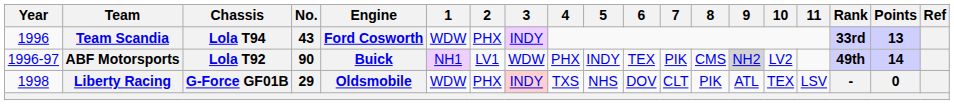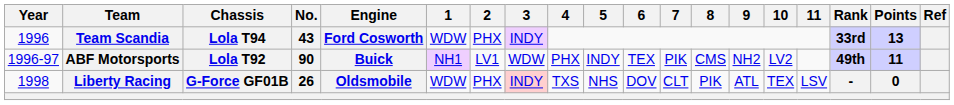(746, 60) lightgrey background -> (746, 60) no background
(896, 60) 14 -> (896, 60) 11
(306, 82) 29 -> (306, 82) 26
